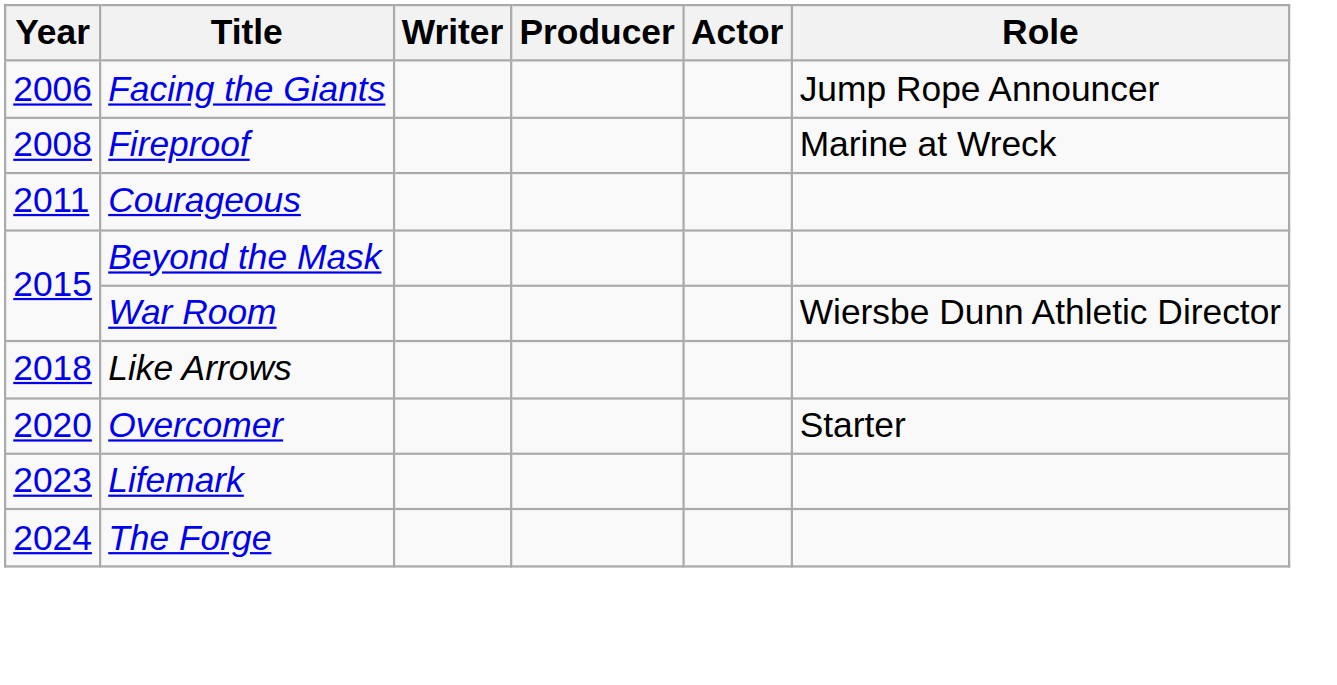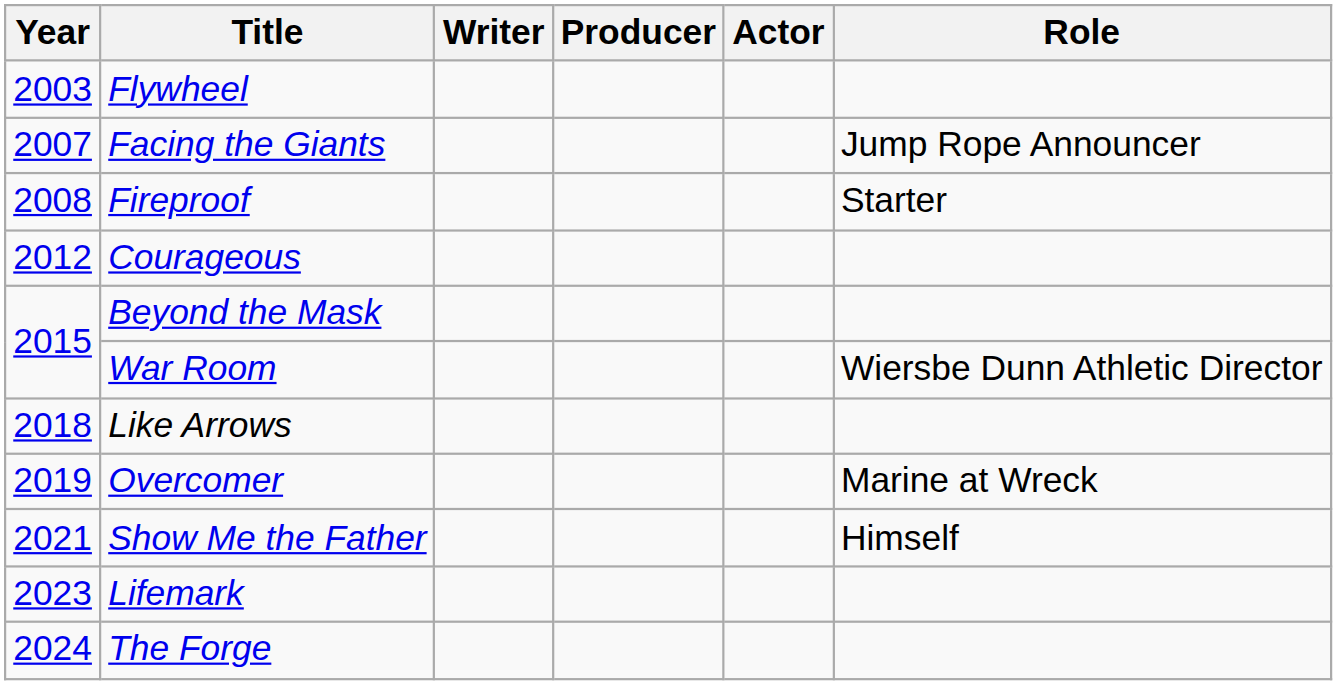+ row: (178, 88)
(53, 88) 2006 -> (53, 144) 2007
(928, 144) Marine at Wreck -> (894, 200) Starter
(51, 200) 2011 -> (53, 256) 2012
(53, 425) 2020 -> (53, 481) 2019
(853, 425) Starter -> (969, 481) Marine at Wreck
+ row: (267, 537)
